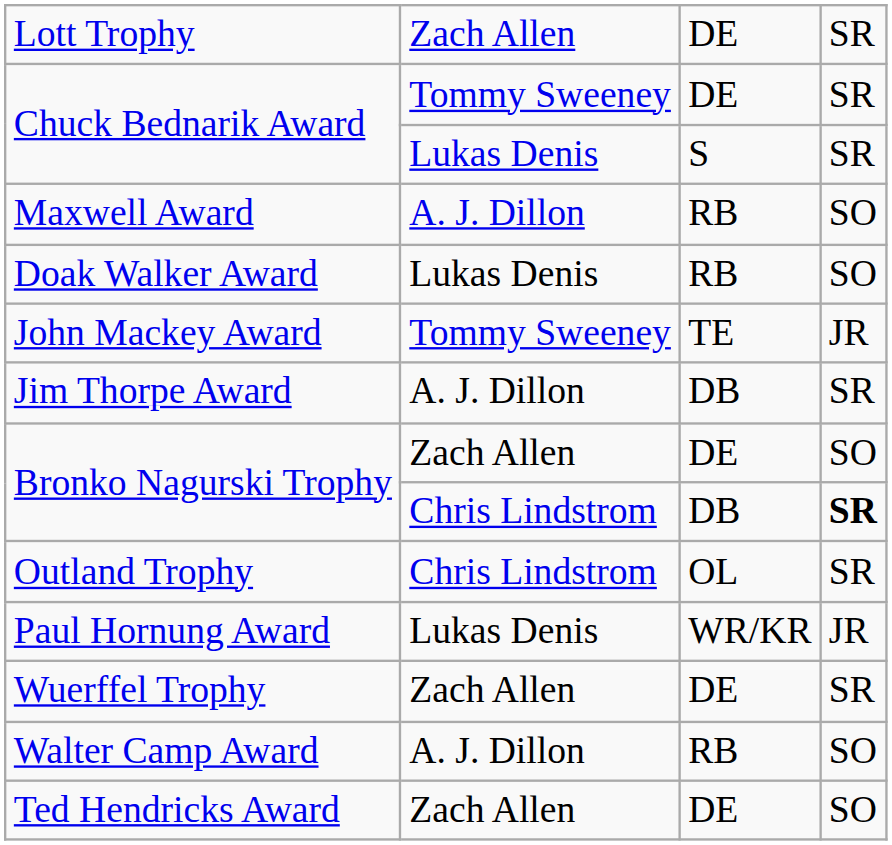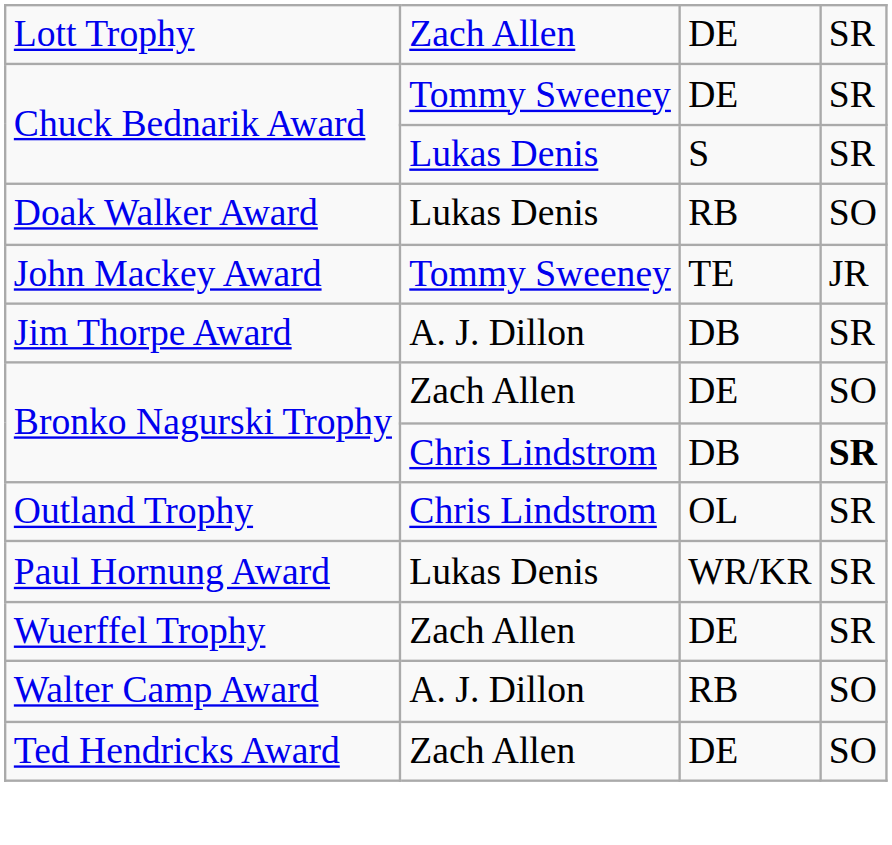- row: (134, 213)
(849, 630) JR -> (852, 570) SR
